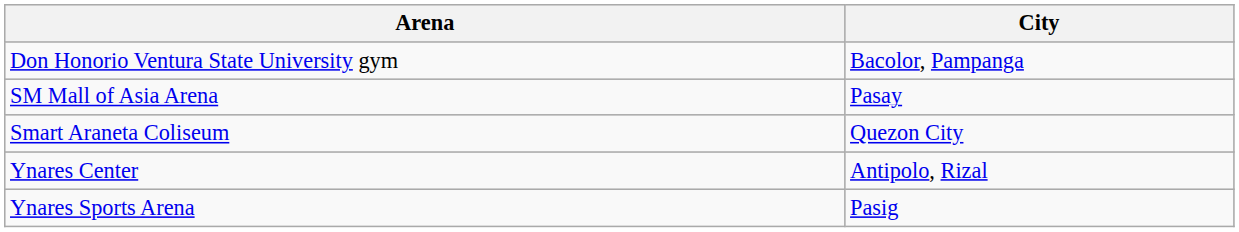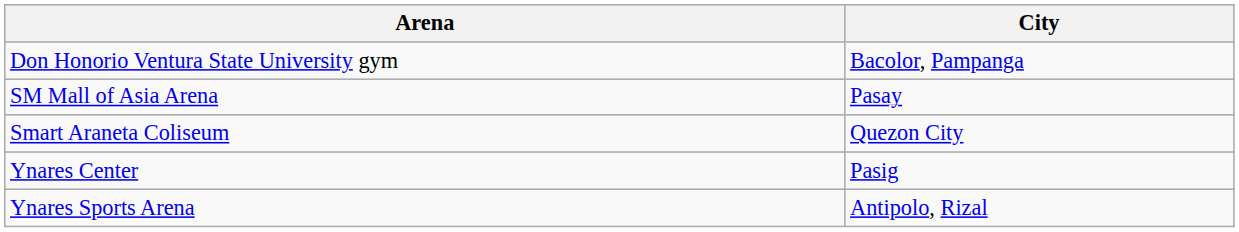(919, 170) Antipolo, Rizal -> (874, 170) Pasig
(874, 207) Pasig -> (919, 207) Antipolo, Rizal
